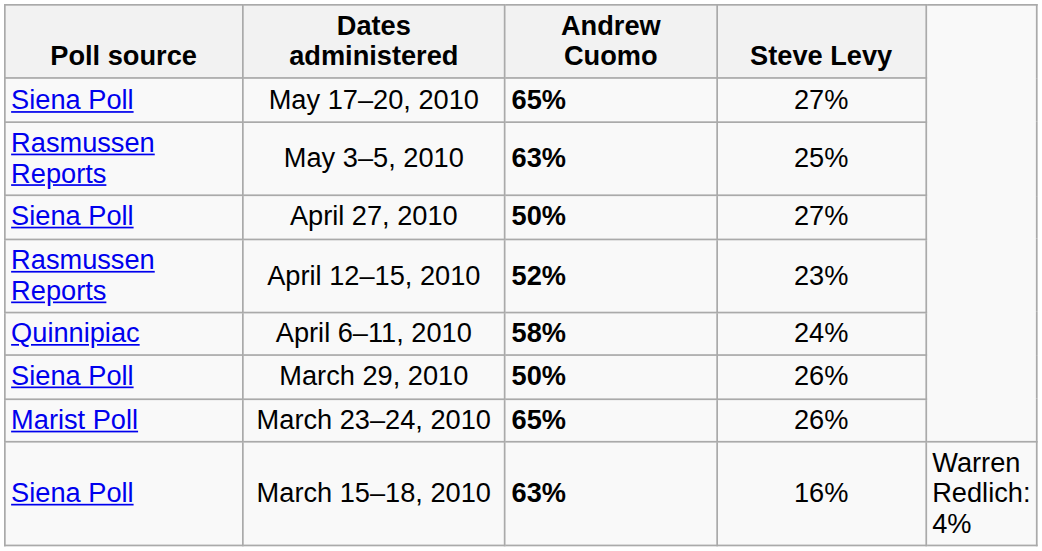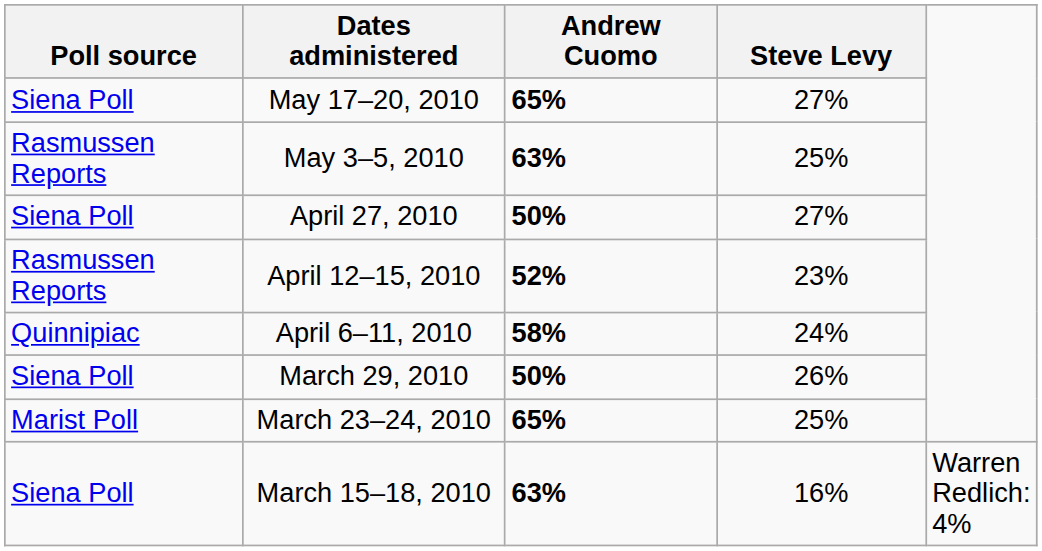(821, 419) 26% -> (821, 419) 25%
